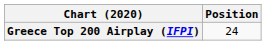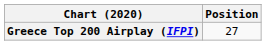(232, 31) 24 -> (232, 31) 27
